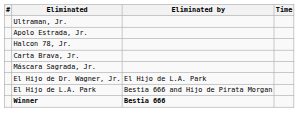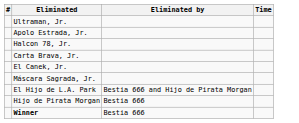+ row: (40, 67)
- row: (67, 79)
+ row: (57, 101)
(145, 101) bold -> (124, 113) normal
